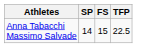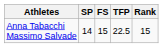+ column: (145, 12)
